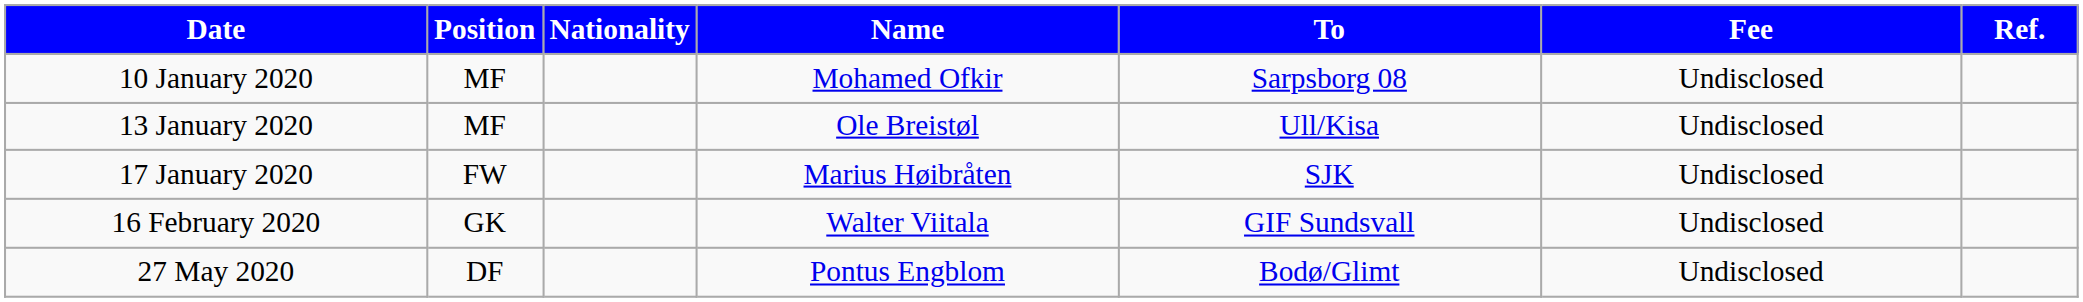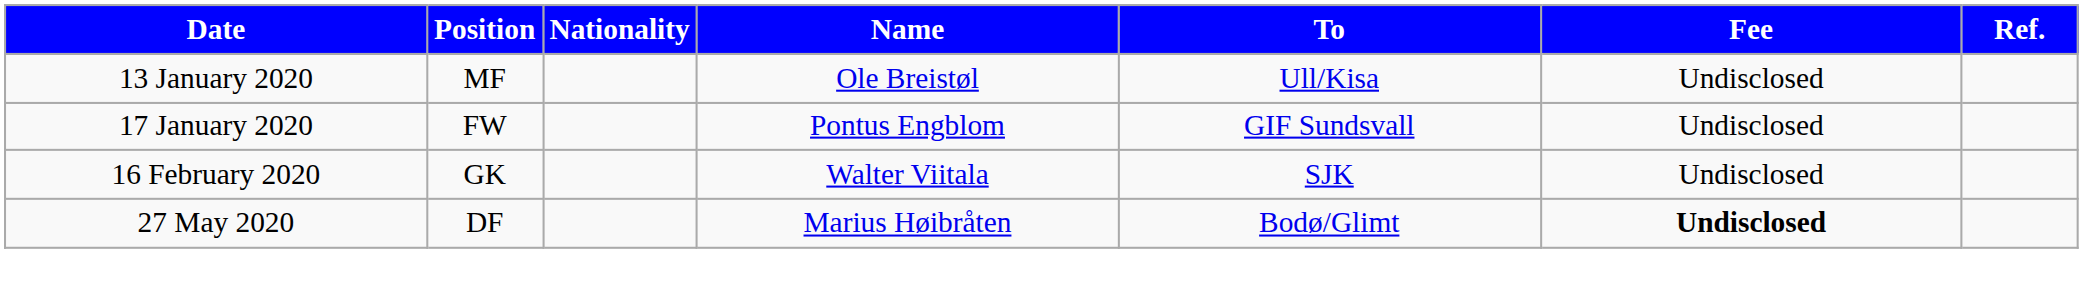- row: (216, 77)
(907, 174) Marius Høibråten -> (907, 126) Pontus Engblom
(1329, 174) SJK -> (1329, 126) GIF Sundsvall
(1329, 222) GIF Sundsvall -> (1329, 174) SJK
(907, 271) Pontus Engblom -> (907, 222) Marius Høibråten
(1751, 271) normal -> (1751, 222) bold
